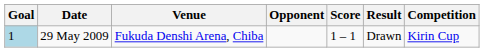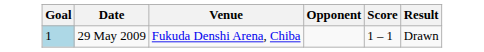- column: (442, 15)
